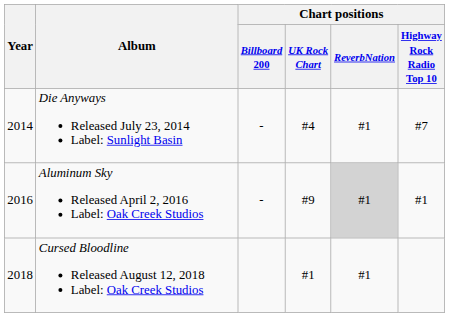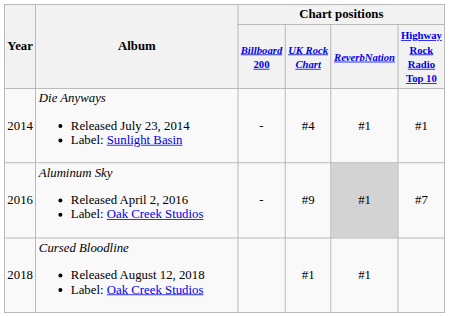(421, 125) #7 -> (421, 125) #1
(421, 200) #1 -> (421, 200) #7
